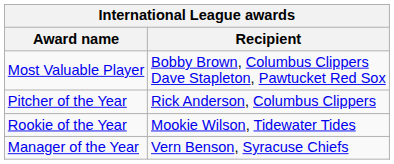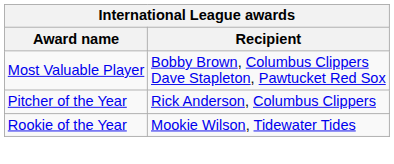- row: (73, 147)
